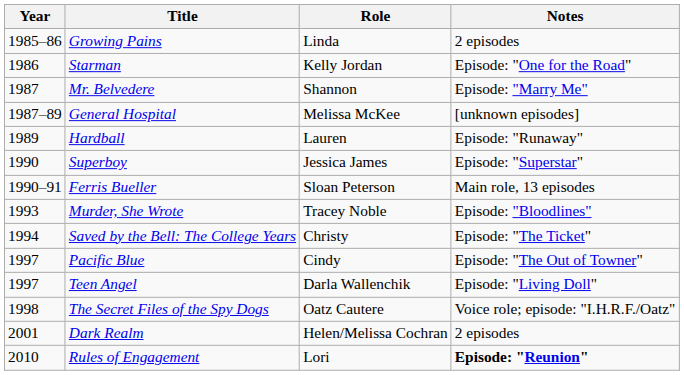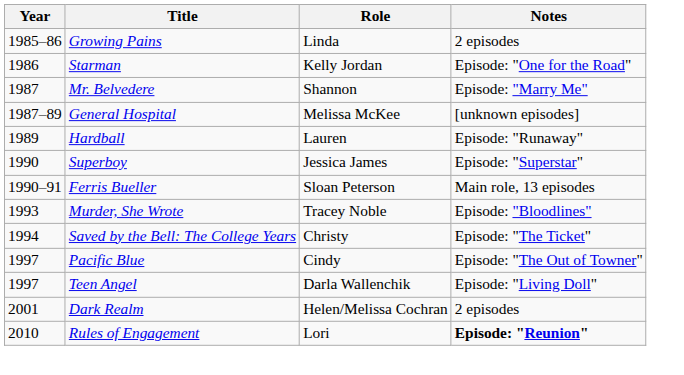- row: (169, 308)
